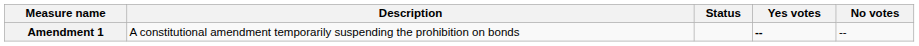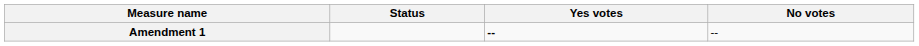- column: (411, 13)
